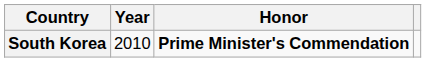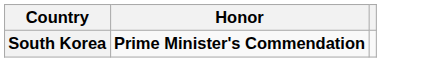- column: (132, 17)
